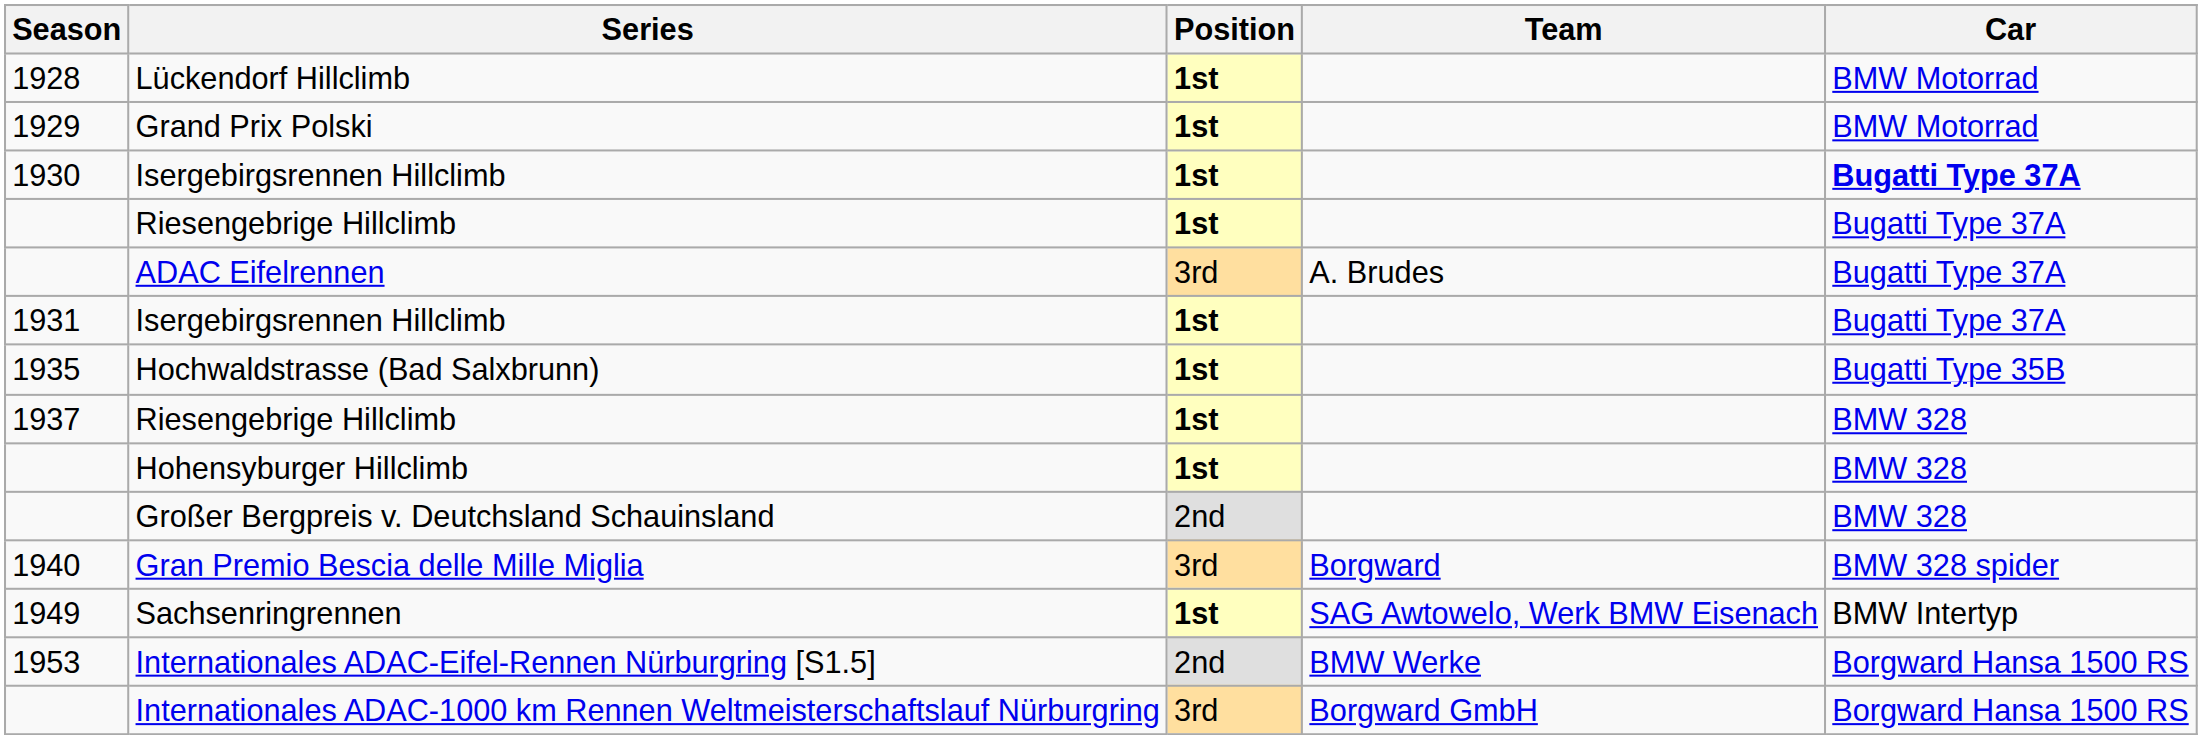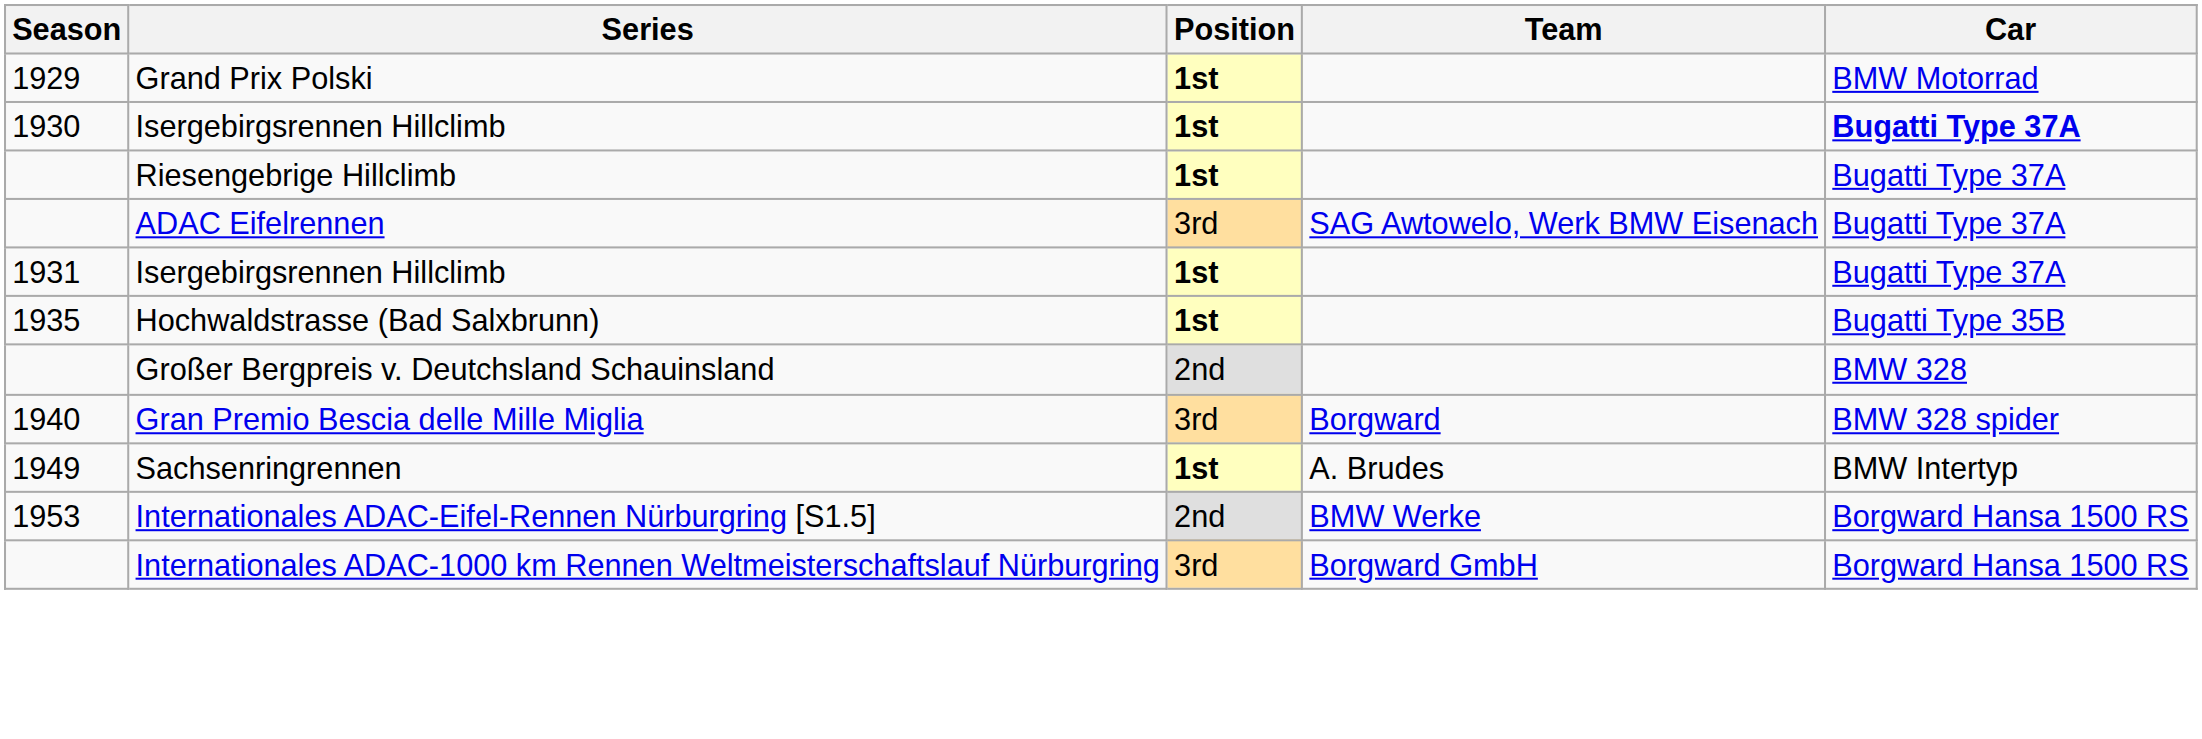- row: (46, 78)
(1377, 273) A. Brudes -> (1564, 224) SAG Awtowelo, Werk BMW Eisenach
- row: (46, 418)
- row: (67, 467)
(1564, 613) SAG Awtowelo, Werk BMW Eisenach -> (1377, 467) A. Brudes
